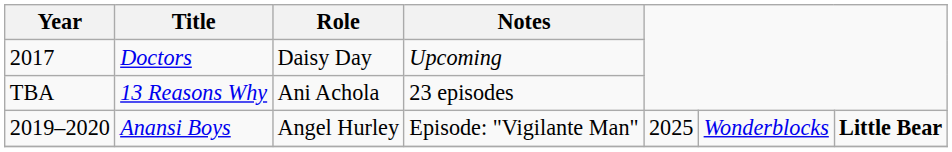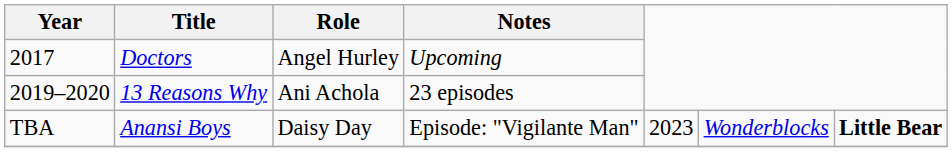(325, 57) Daisy Day -> (338, 57) Angel Hurley
(32, 92) TBA -> (60, 92) 2019–2020
(60, 127) 2019–2020 -> (32, 127) TBA
(338, 127) Angel Hurley -> (325, 127) Daisy Day
(671, 127) 2025 -> (671, 127) 2023
